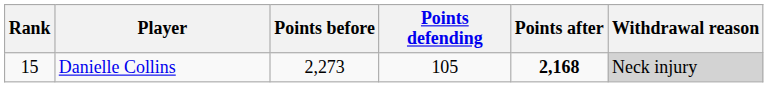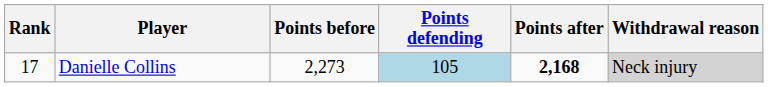(30, 67) 15 -> (30, 67) 17
(445, 67) no background -> (445, 67) lightblue background
